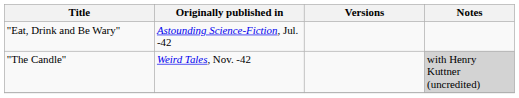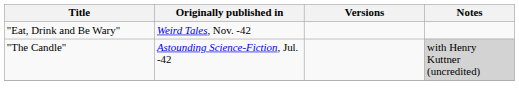(228, 36) Astounding Science-Fiction, Jul. -42 -> (204, 30) Weird Tales, Nov. -42
(204, 59) Weird Tales, Nov. -42 -> (228, 53) Astounding Science-Fiction, Jul. -42
